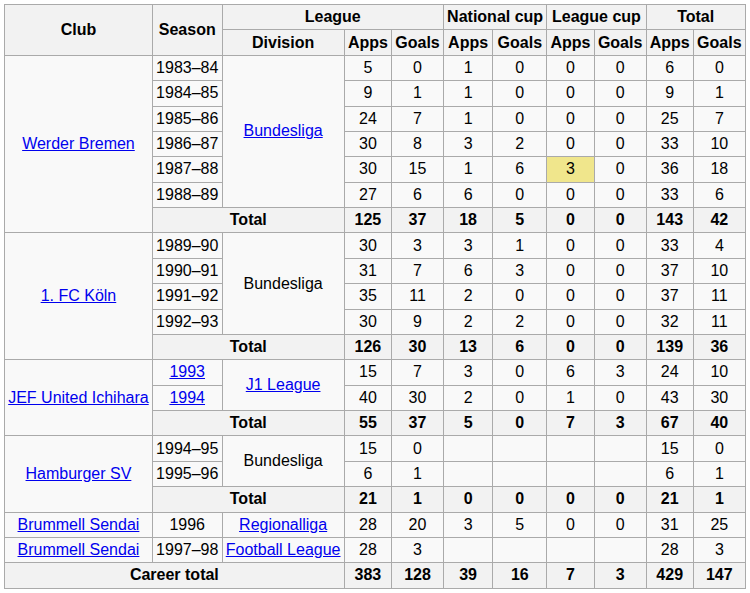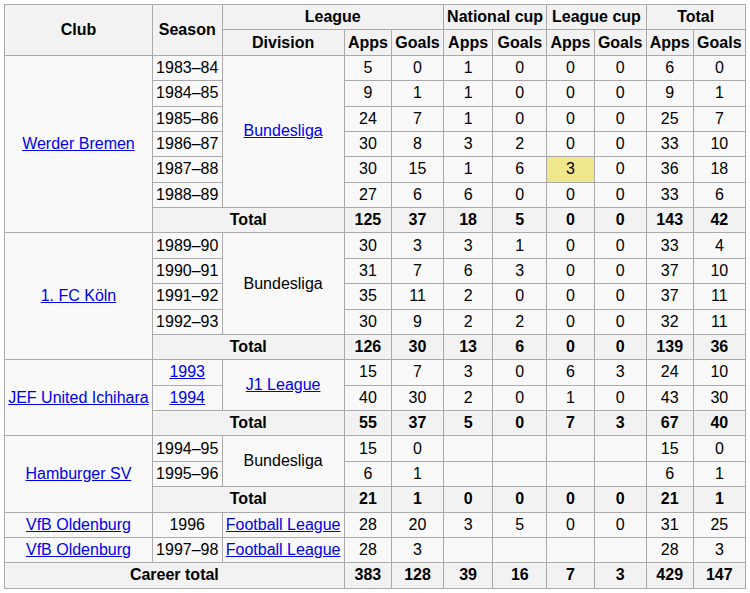(78, 524) Brummell Sendai -> (78, 524) VfB Oldenburg
(283, 524) Regionalliga -> (283, 524) Football League
(78, 550) Brummell Sendai -> (78, 550) VfB Oldenburg
